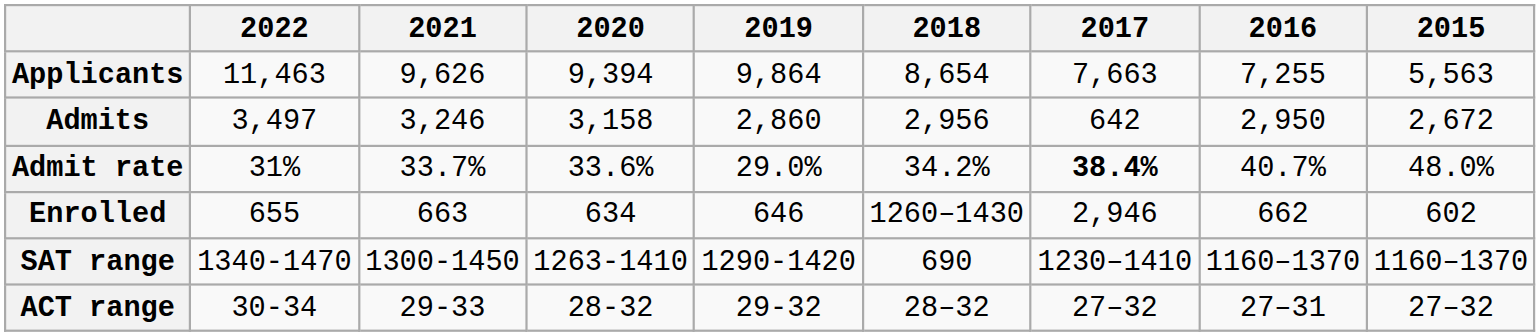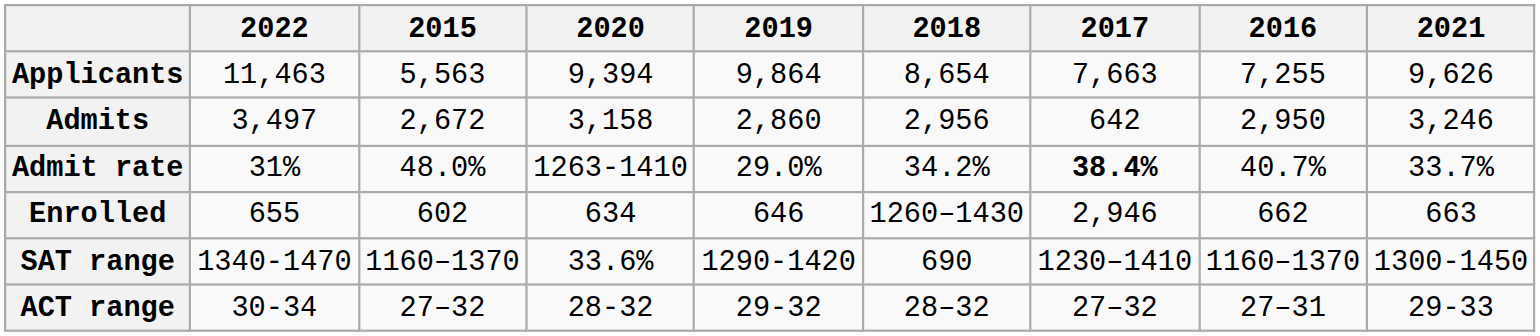columns swapped: (442, 28) <-> (1451, 28)
(611, 168) 33.6% -> (611, 168) 1263-1410
(611, 261) 1263-1410 -> (611, 261) 33.6%
